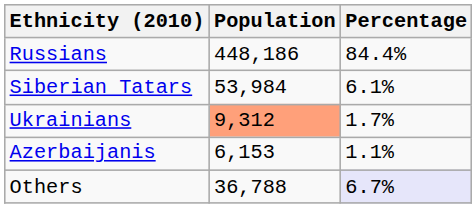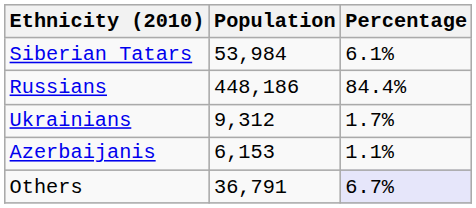rows swapped: (58, 54) <-> (101, 87)
(244, 120) lightsalmon background -> (244, 120) no background
(251, 187) 36,788 -> (251, 187) 36,791
